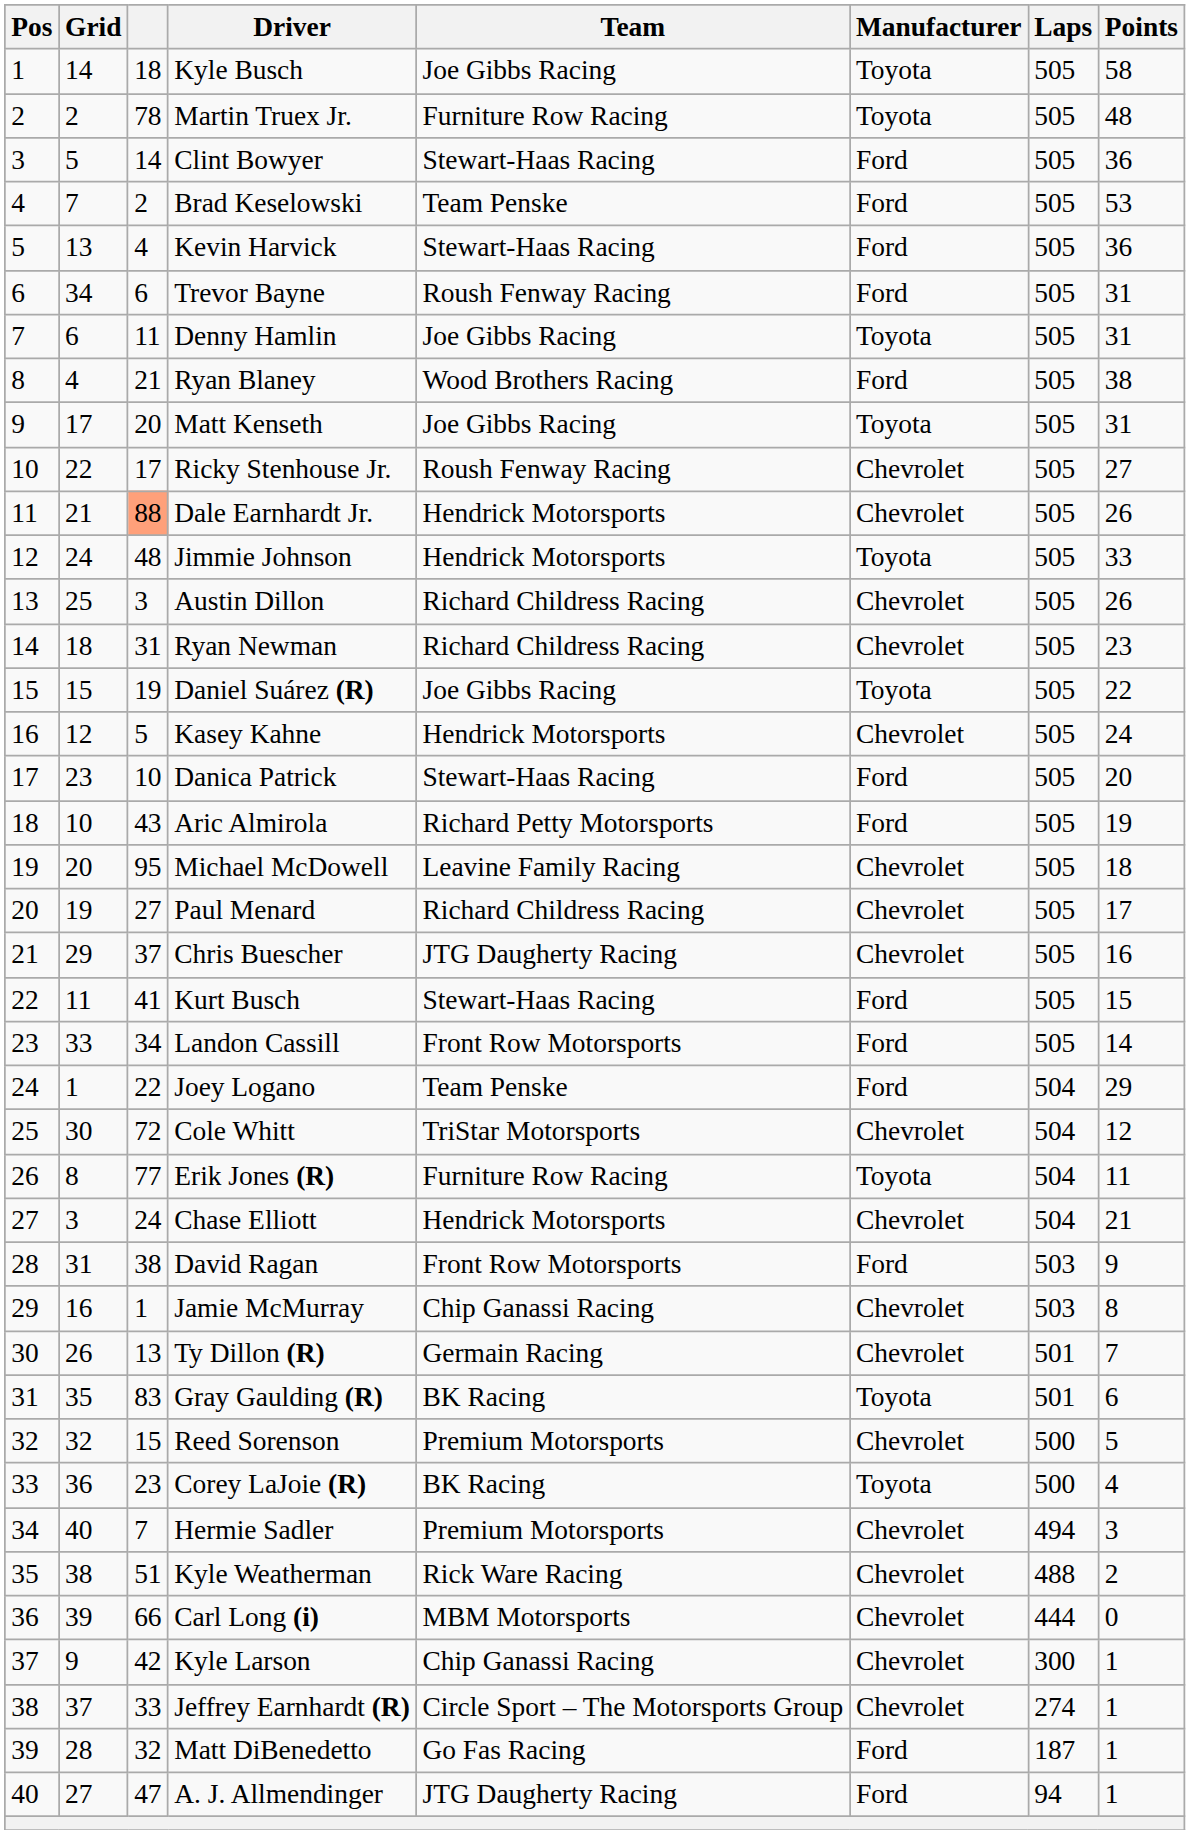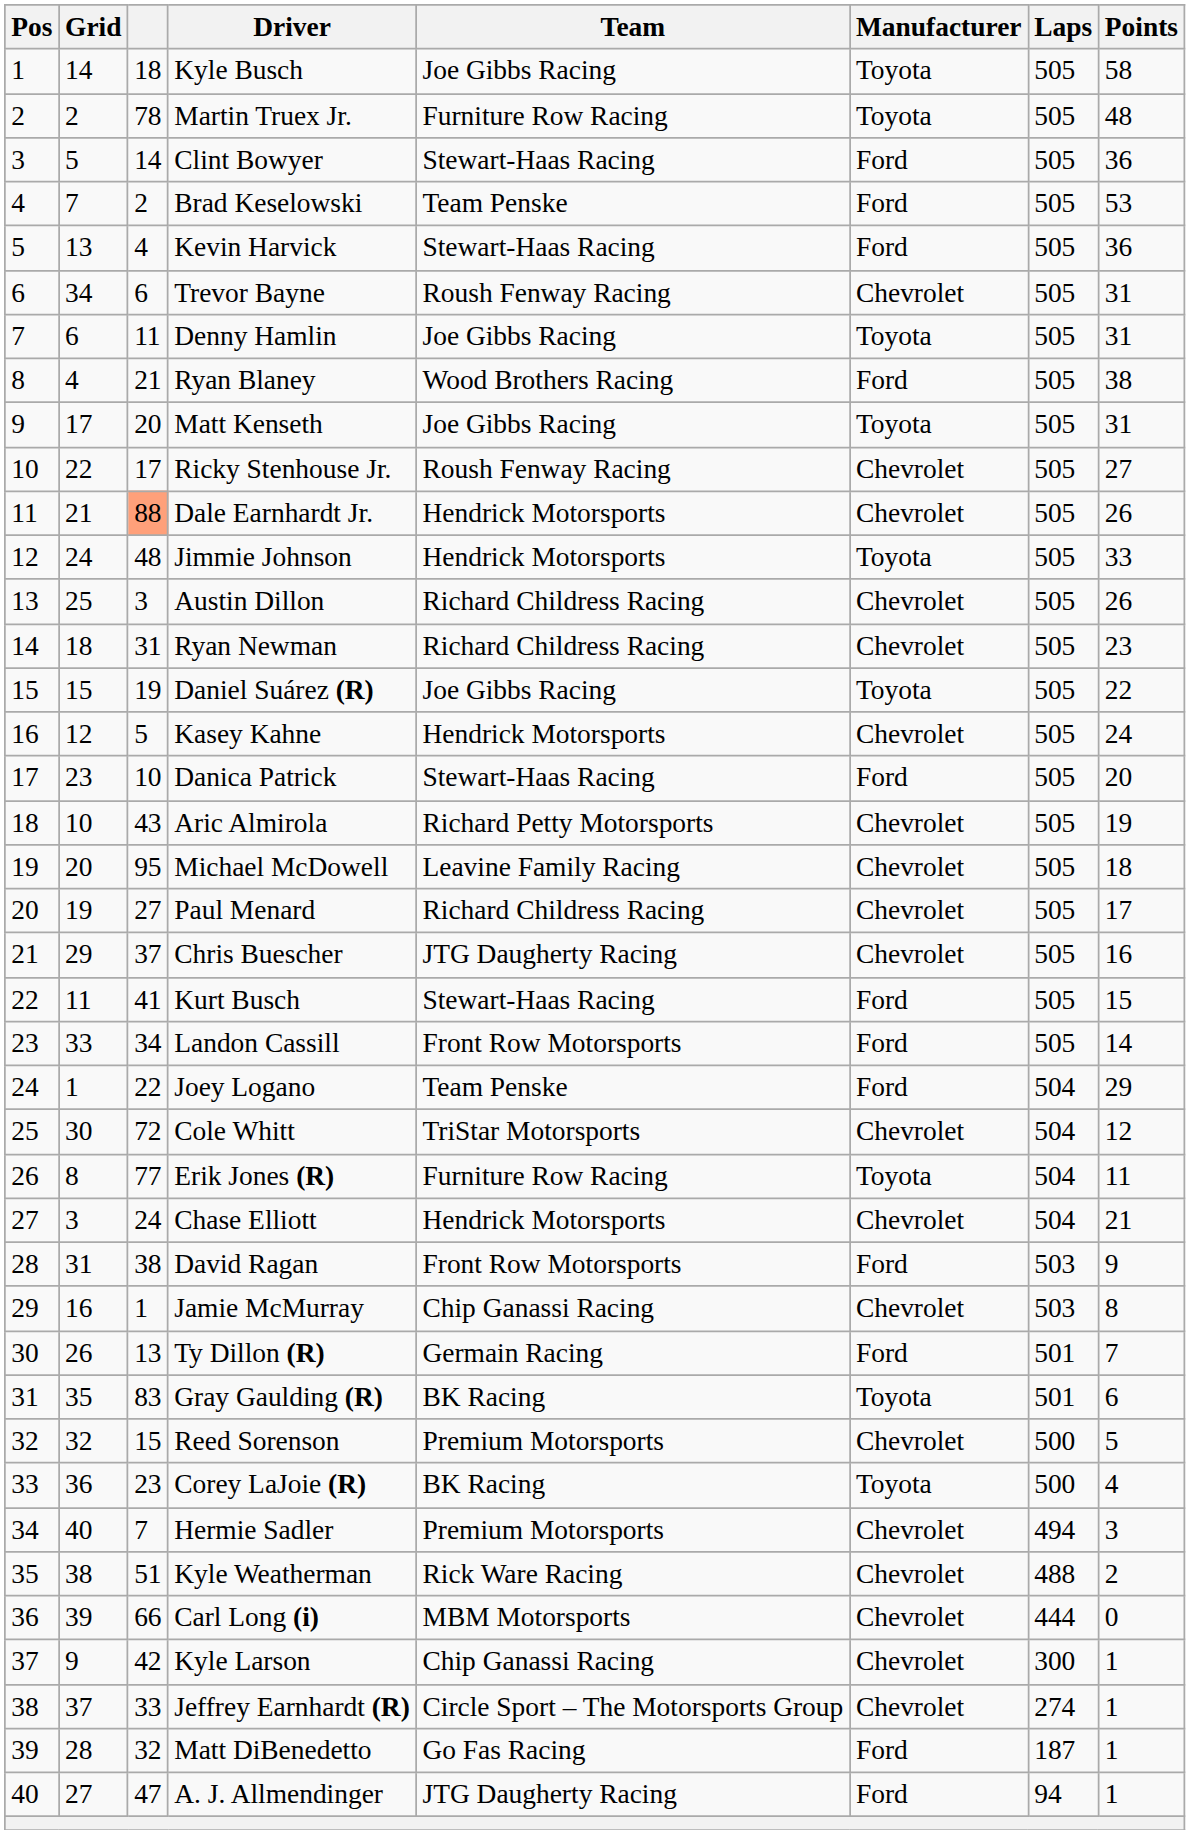(882, 291) Ford -> (910, 291) Chevrolet
(882, 821) Ford -> (910, 821) Chevrolet
(910, 1351) Chevrolet -> (882, 1351) Ford
